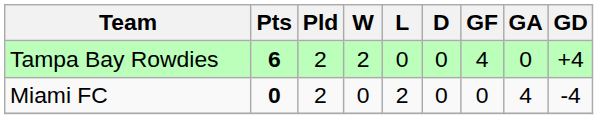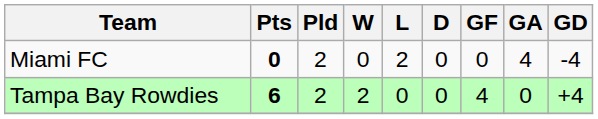rows swapped: (114, 58) <-> (59, 95)
